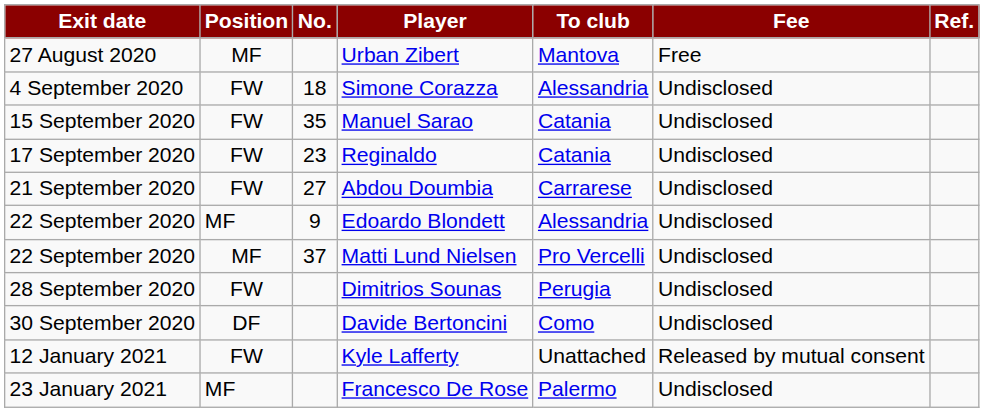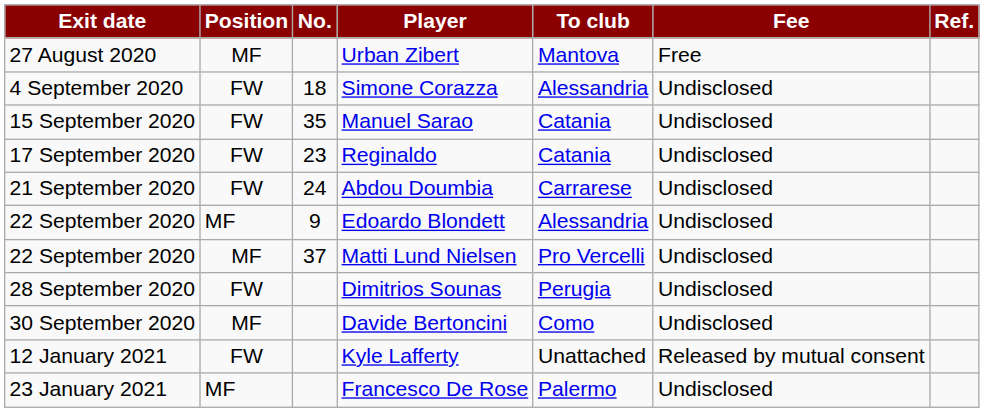(315, 188) 27 -> (315, 188) 24
(246, 322) DF -> (246, 322) MF
